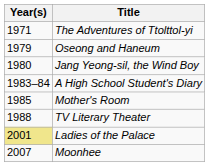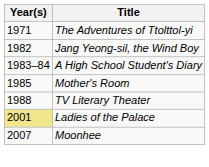- row: (107, 48)
(19, 65) 1980 -> (19, 48) 1982
